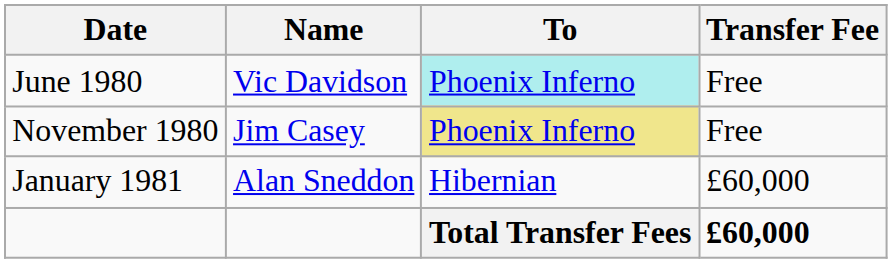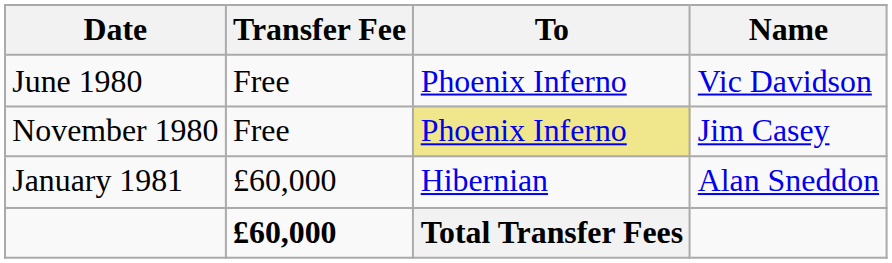columns swapped: (324, 29) <-> (793, 29)
(532, 80) paleturquoise background -> (524, 80) no background
